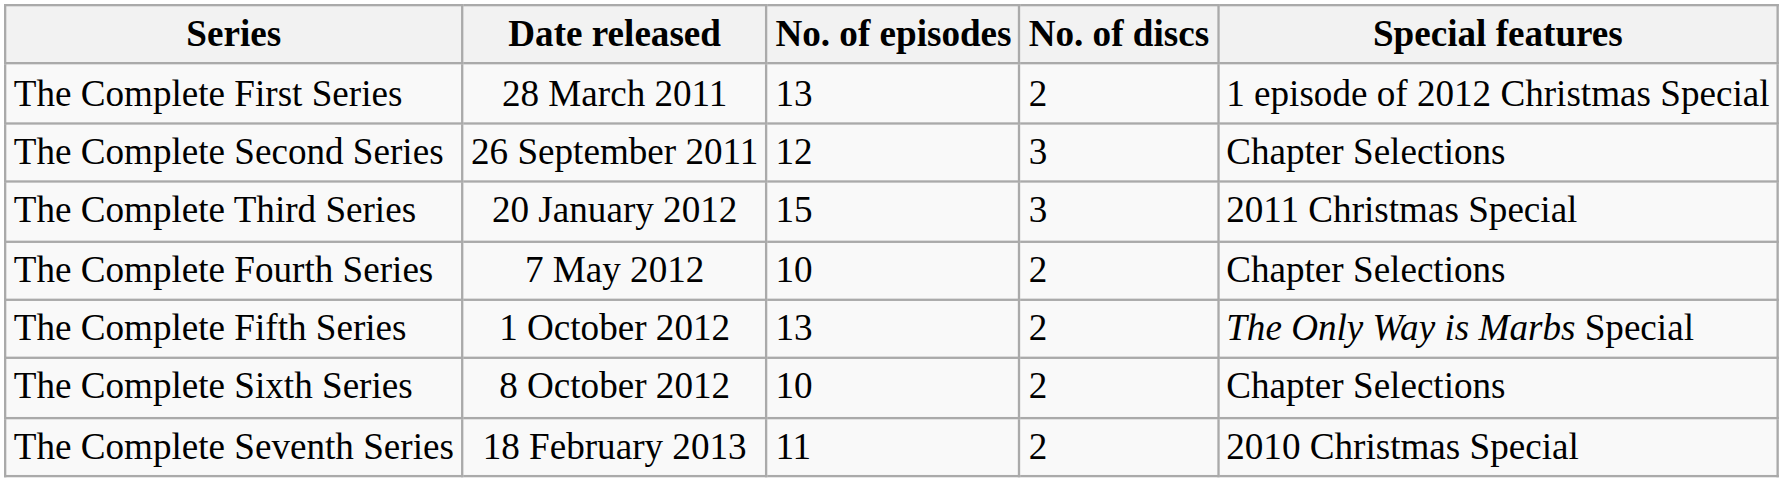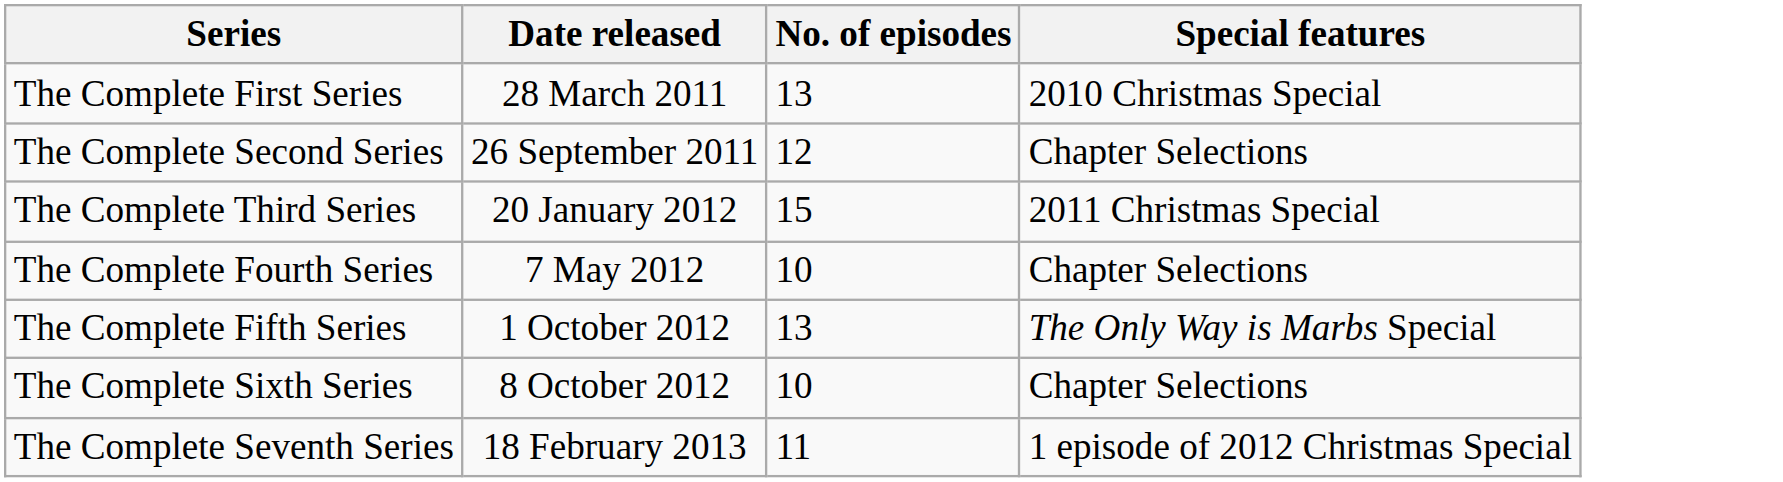- column: (1119, 33)
(1498, 92) 1 episode of 2012 Christmas Special -> (1205, 92) 2010 Christmas Special
(1403, 446) 2010 Christmas Special -> (1300, 446) 1 episode of 2012 Christmas Special
